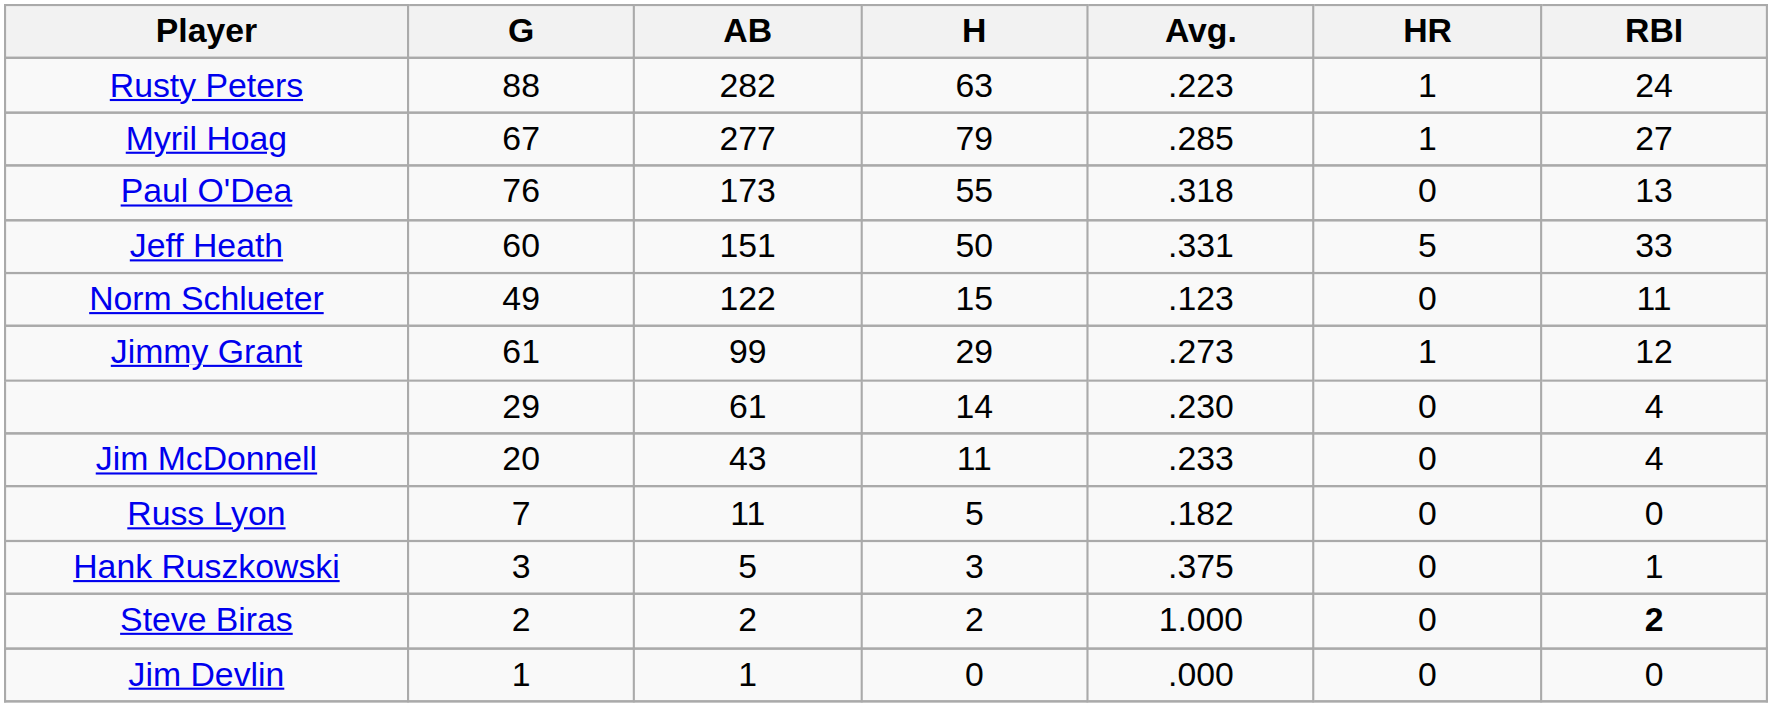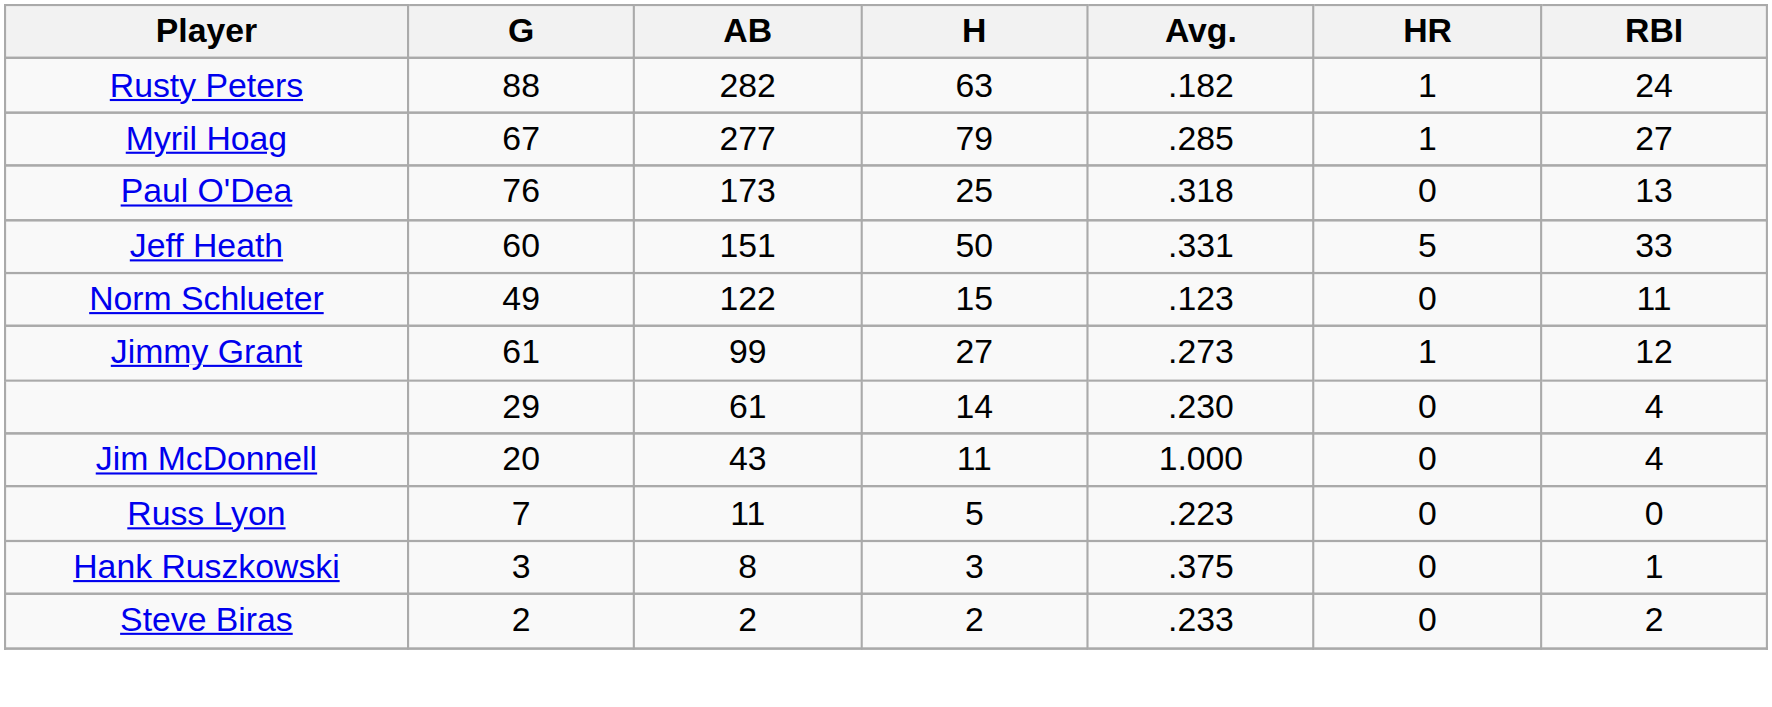(1201, 84) .223 -> (1201, 84) .182
(974, 191) 55 -> (974, 191) 25
(974, 352) 29 -> (974, 352) 27
(1201, 459) .233 -> (1201, 459) 1.000
(1201, 513) .182 -> (1201, 513) .223
(748, 566) 5 -> (748, 566) 8
(1201, 620) 1.000 -> (1201, 620) .233
(1654, 620) bold -> (1654, 620) normal
- row: (206, 673)
